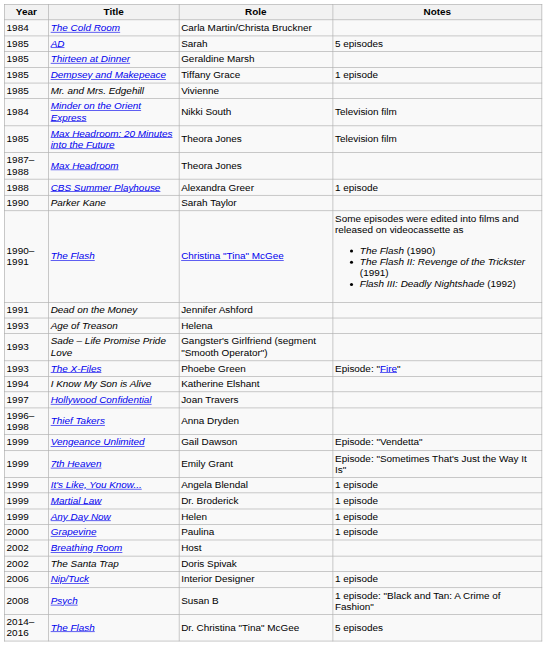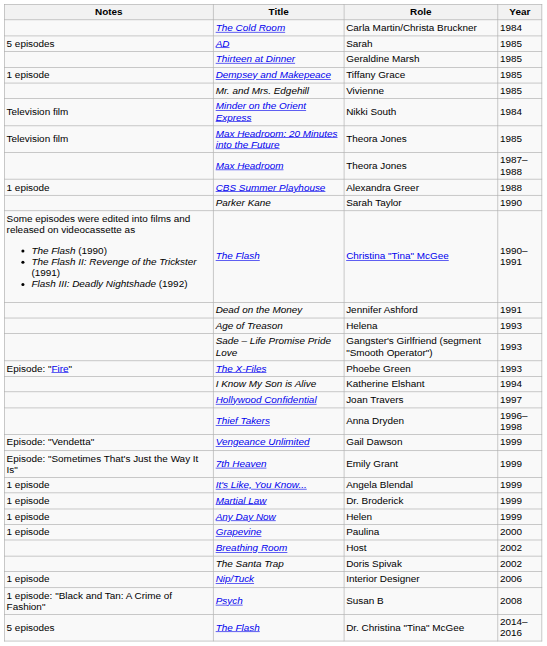columns swapped: (26, 12) <-> (437, 12)
